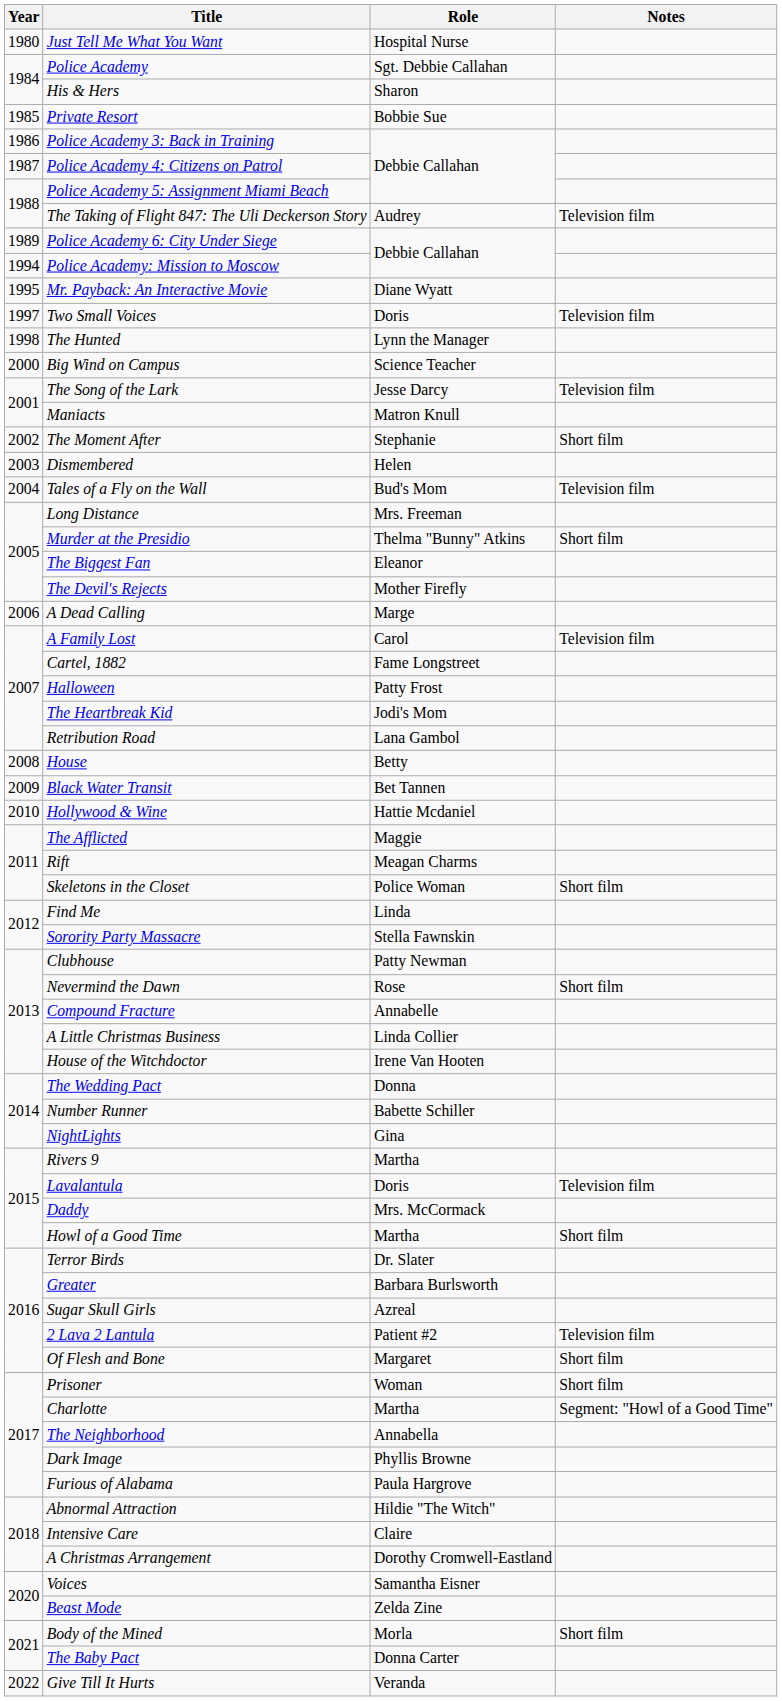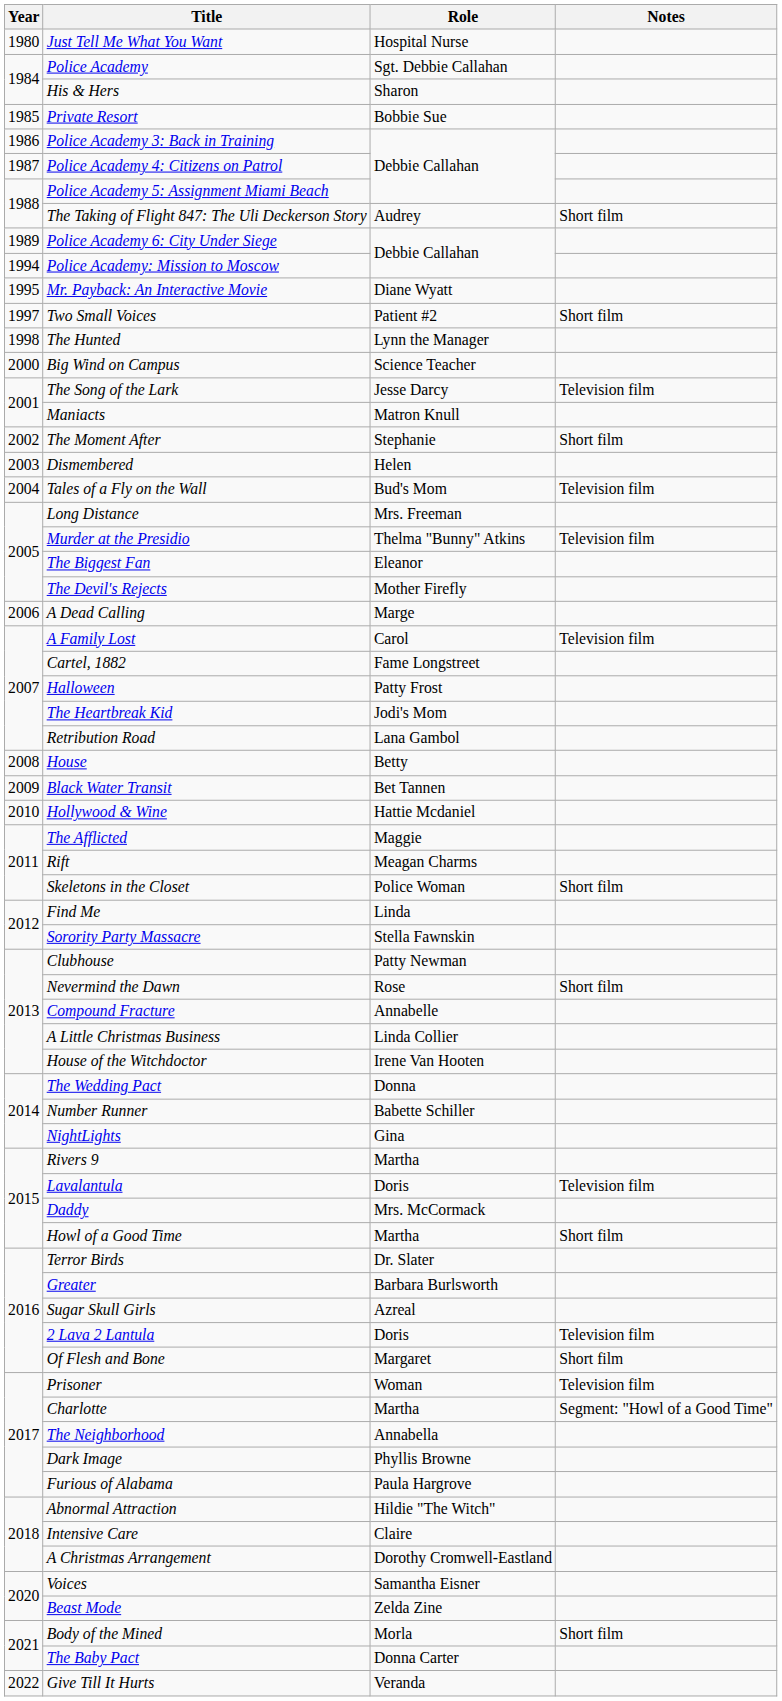(607, 215) Television film -> (591, 215) Short film
(391, 315) Doris -> (405, 315) Patient #2
(607, 315) Television film -> (591, 315) Short film
(591, 539) Short film -> (607, 539) Television film
(405, 1334) Patient #2 -> (391, 1334) Doris
(591, 1384) Short film -> (607, 1384) Television film
